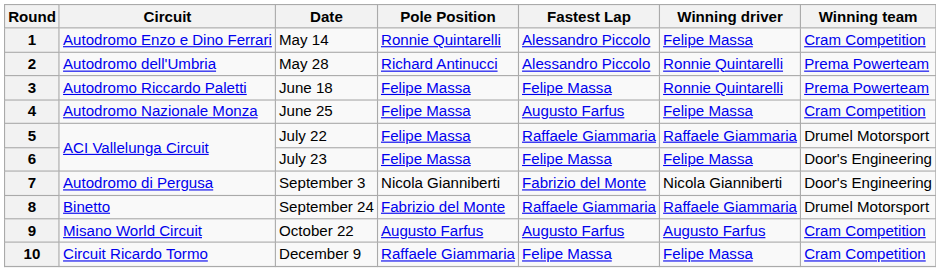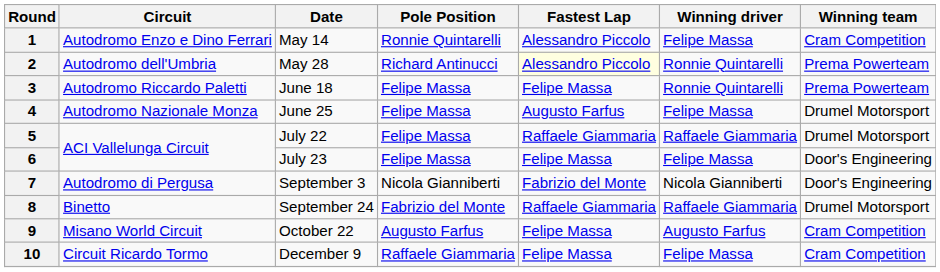(586, 64) no background -> (586, 64) lightyellow background
(865, 111) Cram Competition -> (867, 111) Drumel Motorsport
(573, 230) Augusto Farfus -> (567, 230) Felipe Massa
